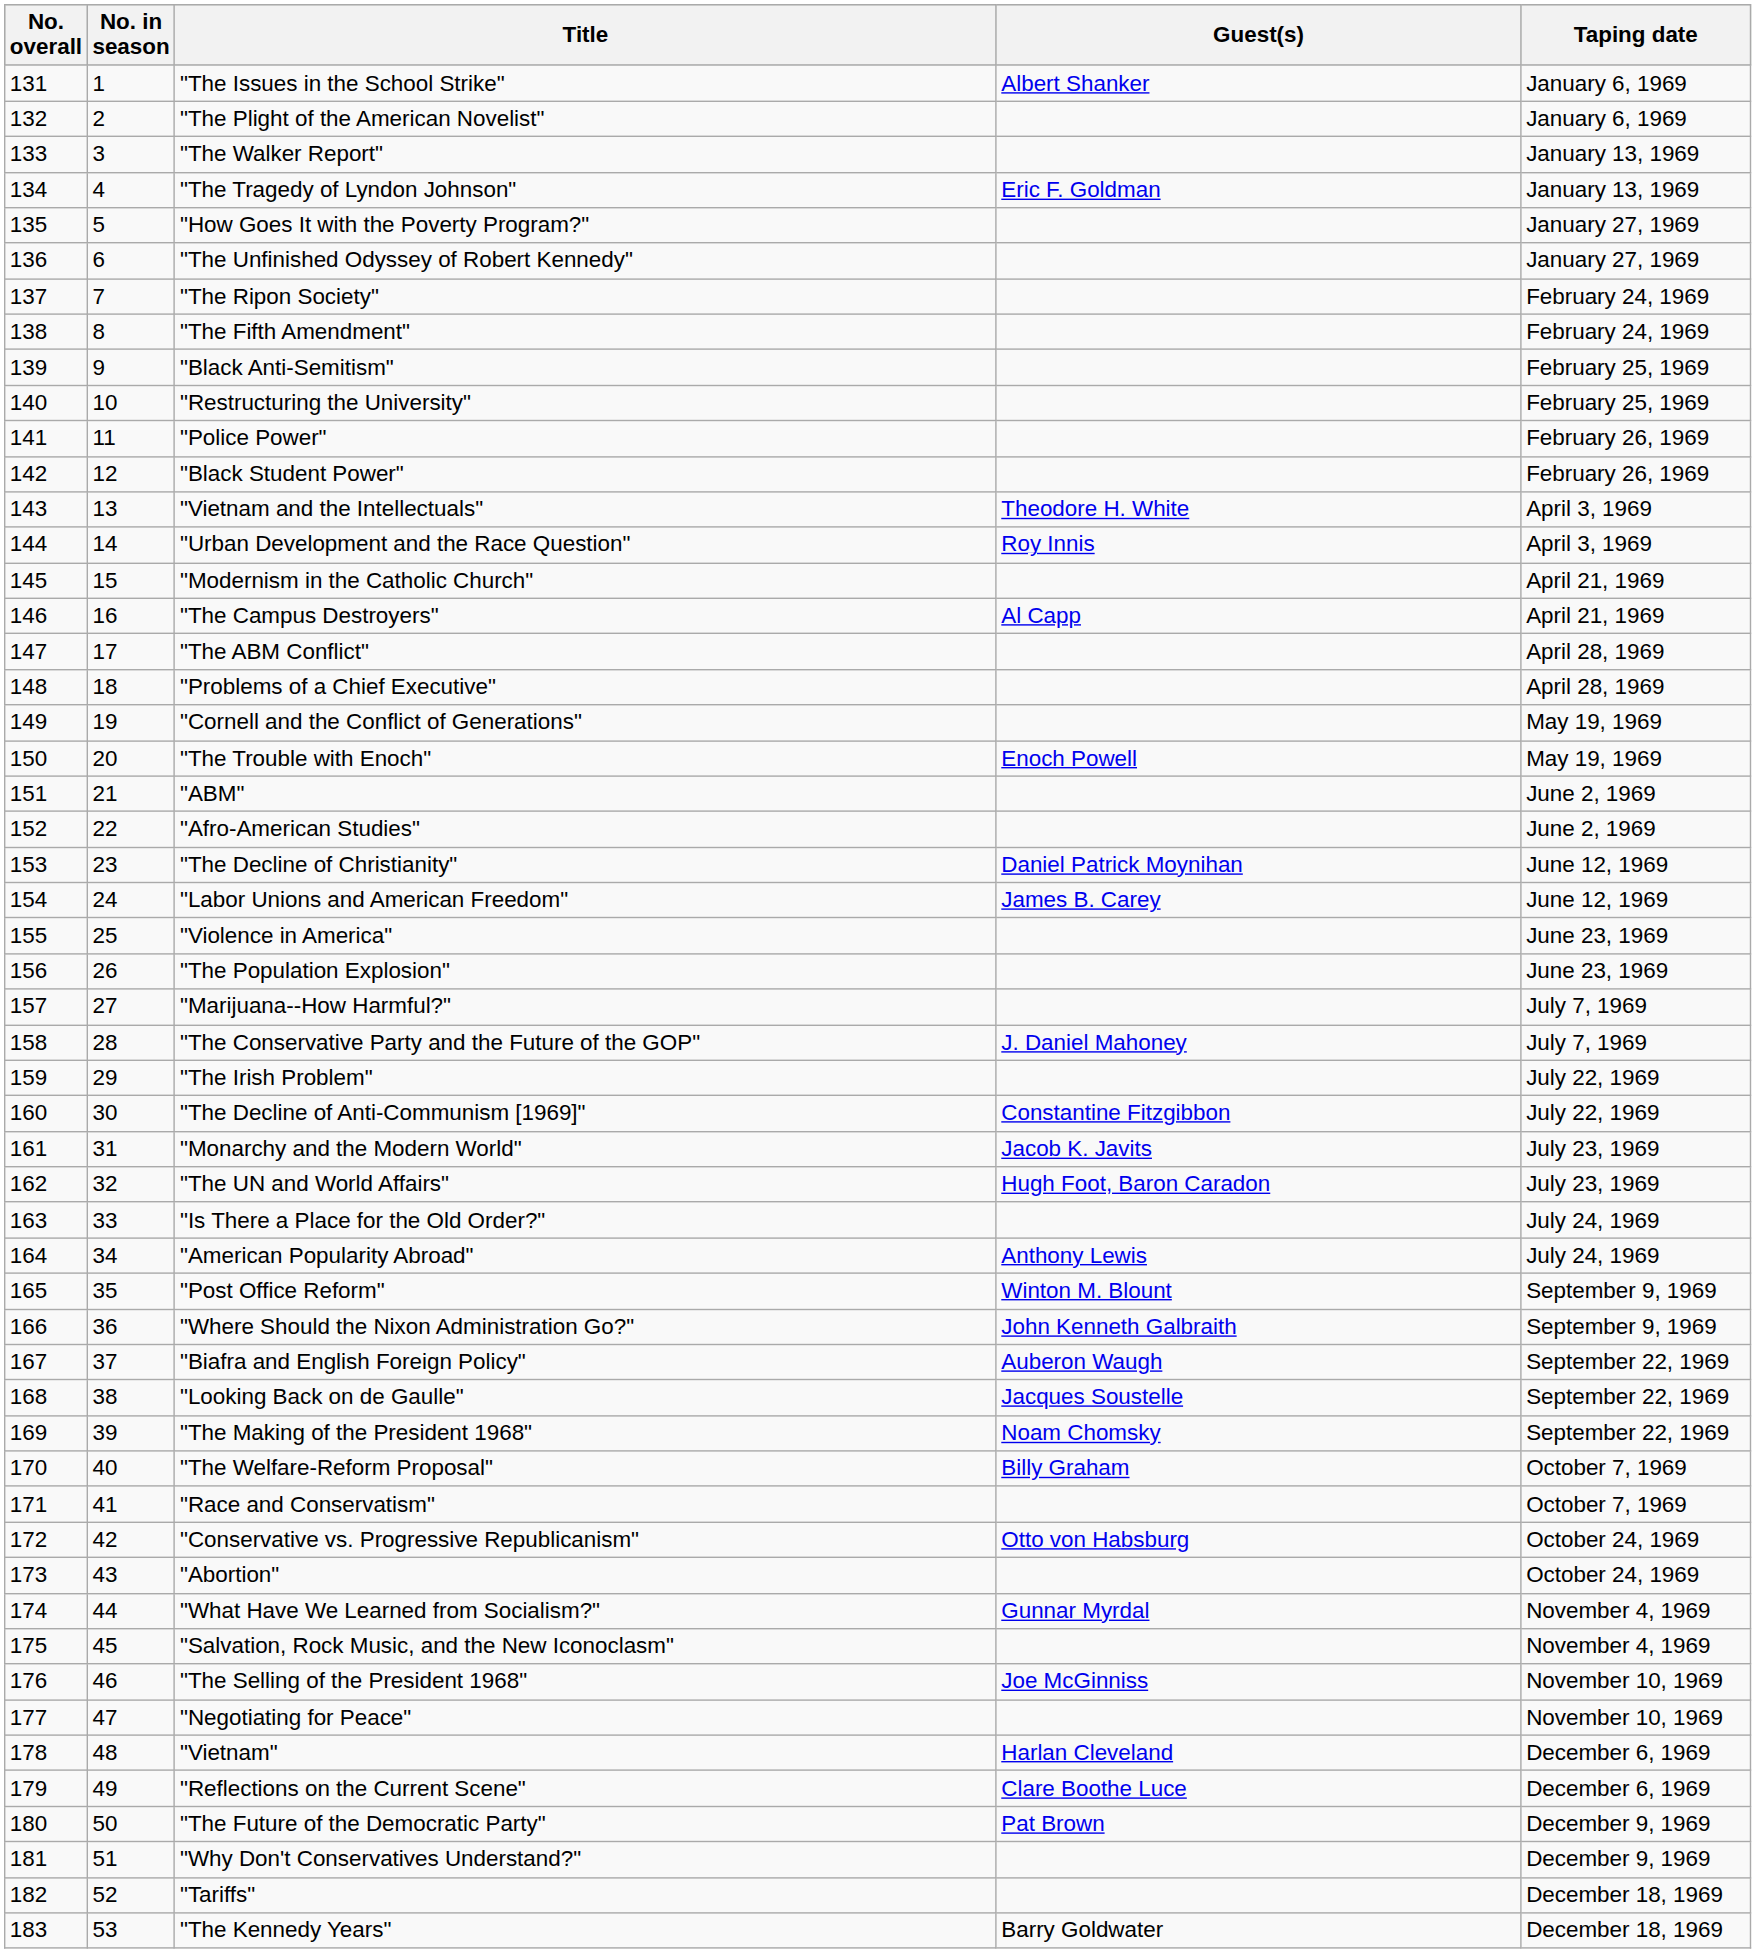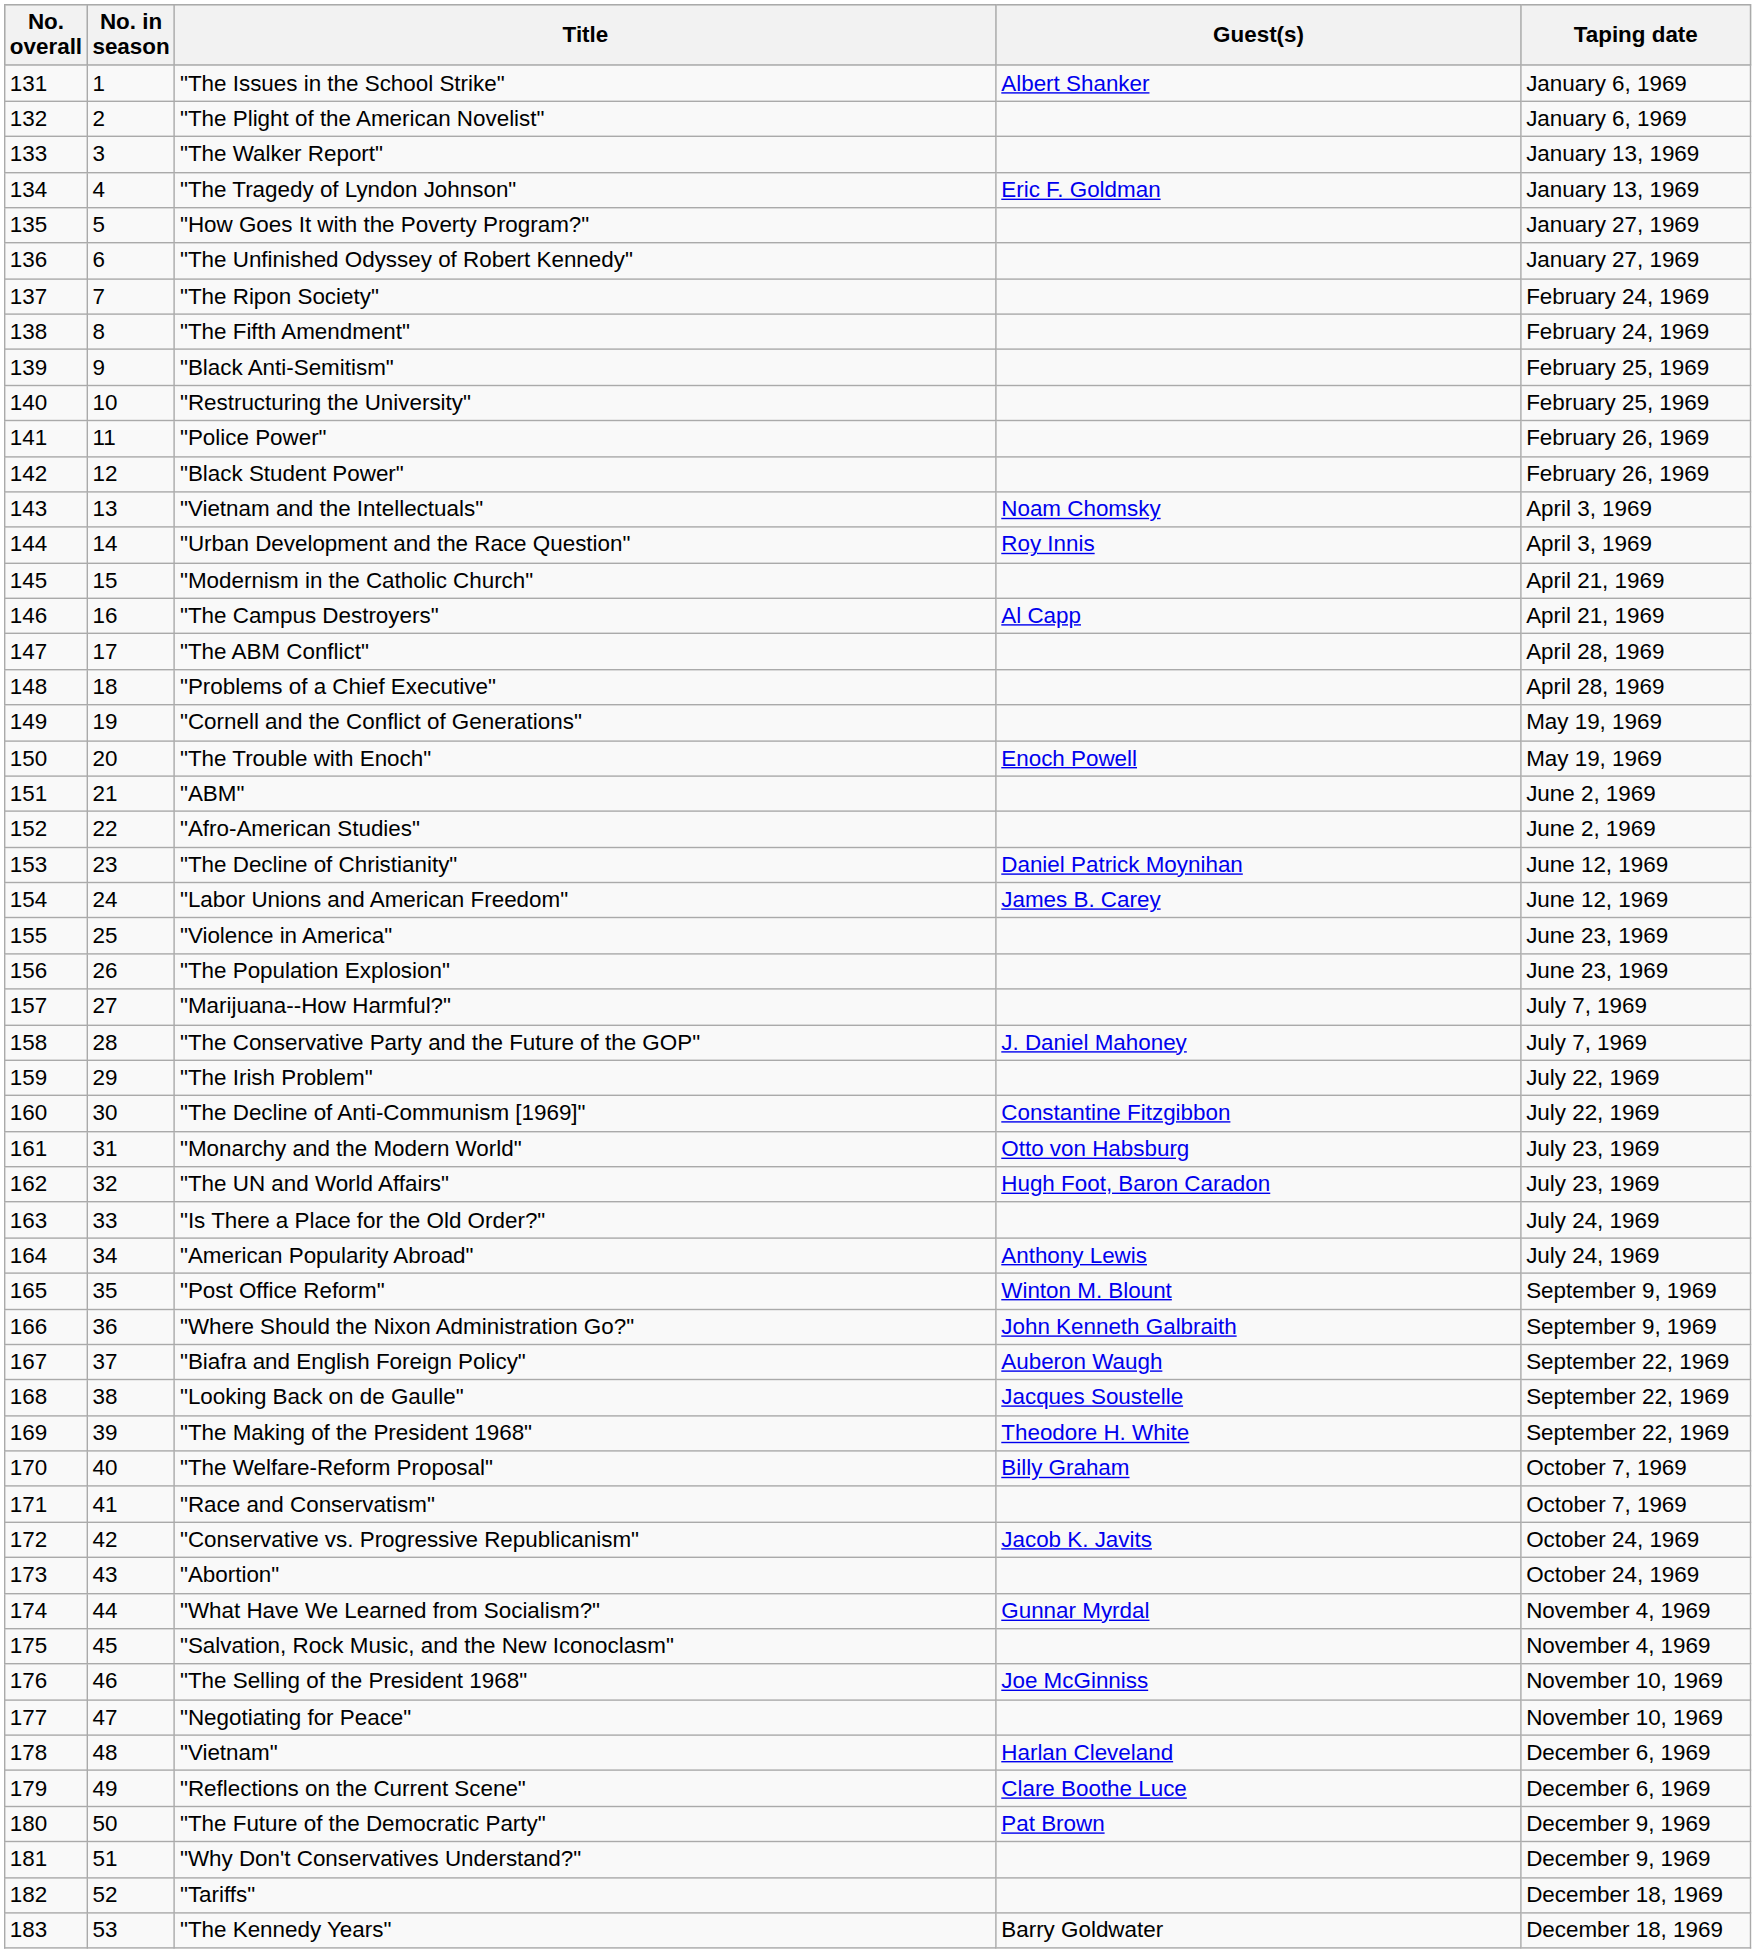(1095, 509) Theodore H. White -> (1081, 509) Noam Chomsky
(1077, 1148) Jacob K. Javits -> (1095, 1148) Otto von Habsburg
(1081, 1432) Noam Chomsky -> (1095, 1432) Theodore H. White
(1095, 1539) Otto von Habsburg -> (1077, 1539) Jacob K. Javits
